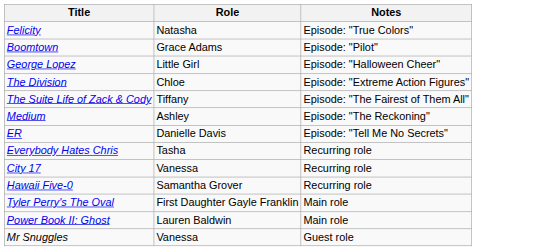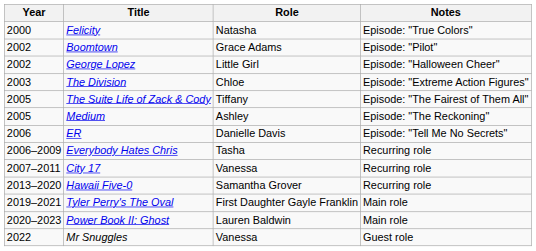+ column: (34, 13)
